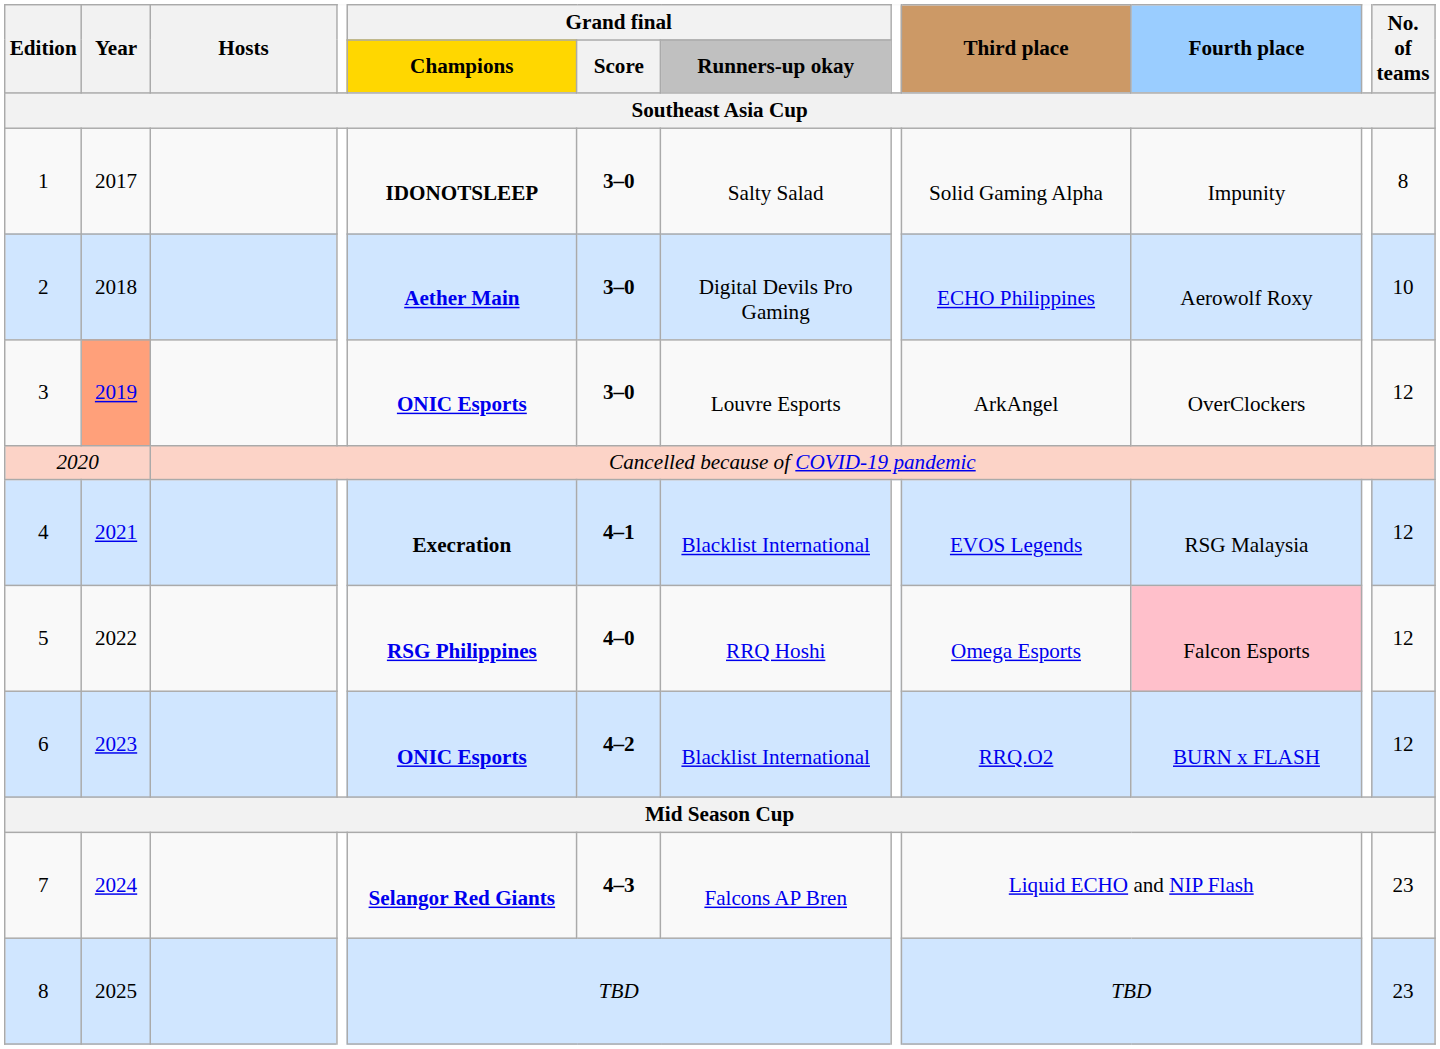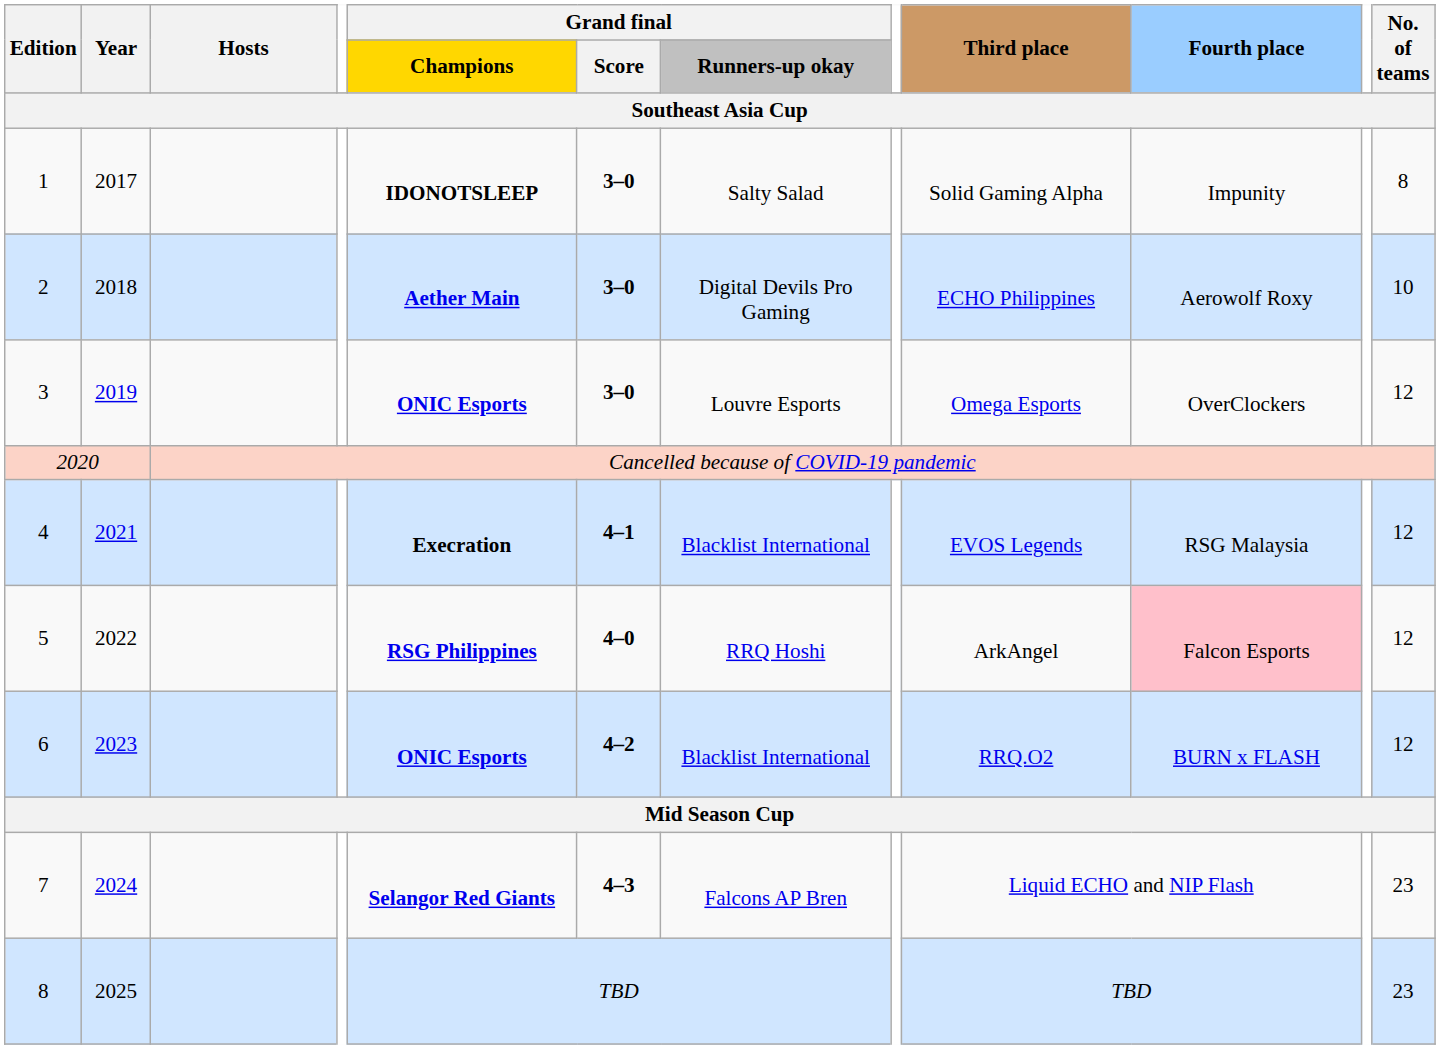(116, 392) lightsalmon background -> (116, 392) no background
(1016, 404) ArkAngel -> (1016, 404) Omega Esports
(1016, 651) Omega Esports -> (1016, 651) ArkAngel
